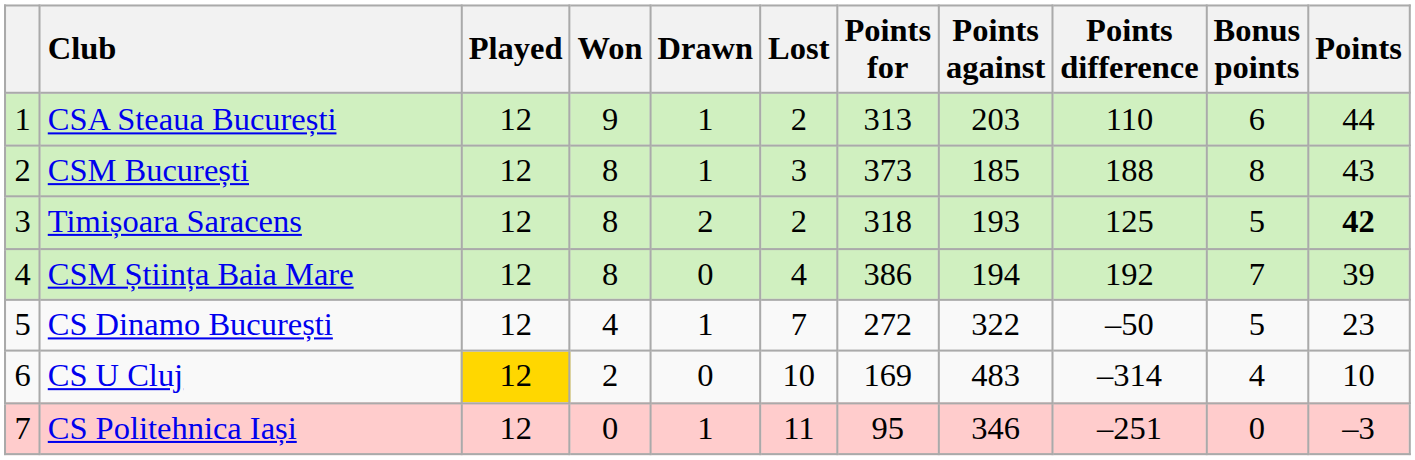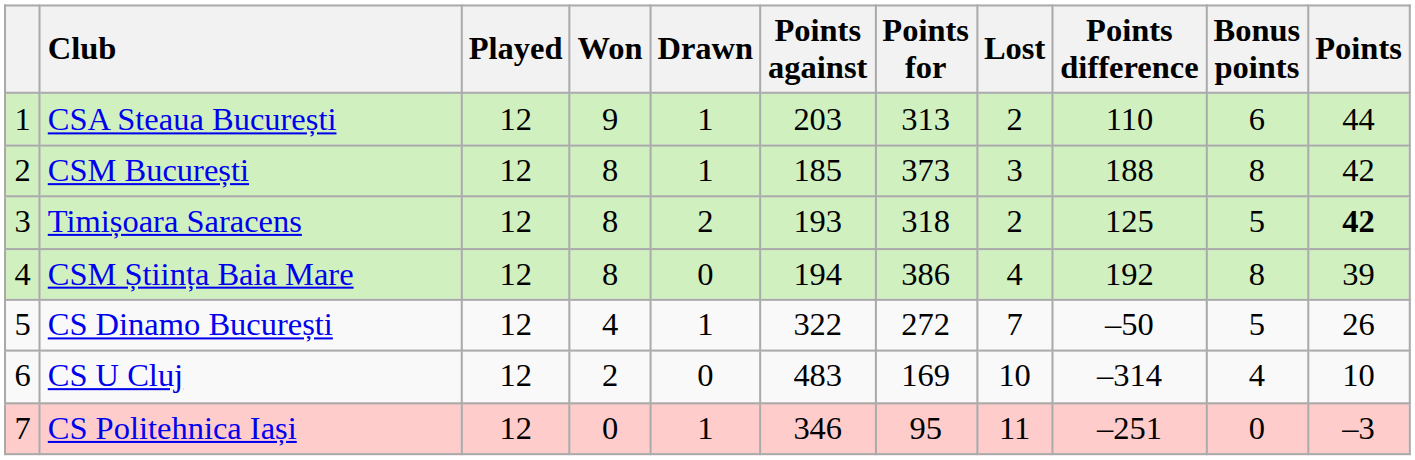columns swapped: (799, 49) <-> (996, 49)
(1359, 170) 43 -> (1359, 170) 42
(1257, 273) 7 -> (1257, 273) 8
(1359, 324) 23 -> (1359, 324) 26
(516, 376) gold background -> (516, 376) no background
